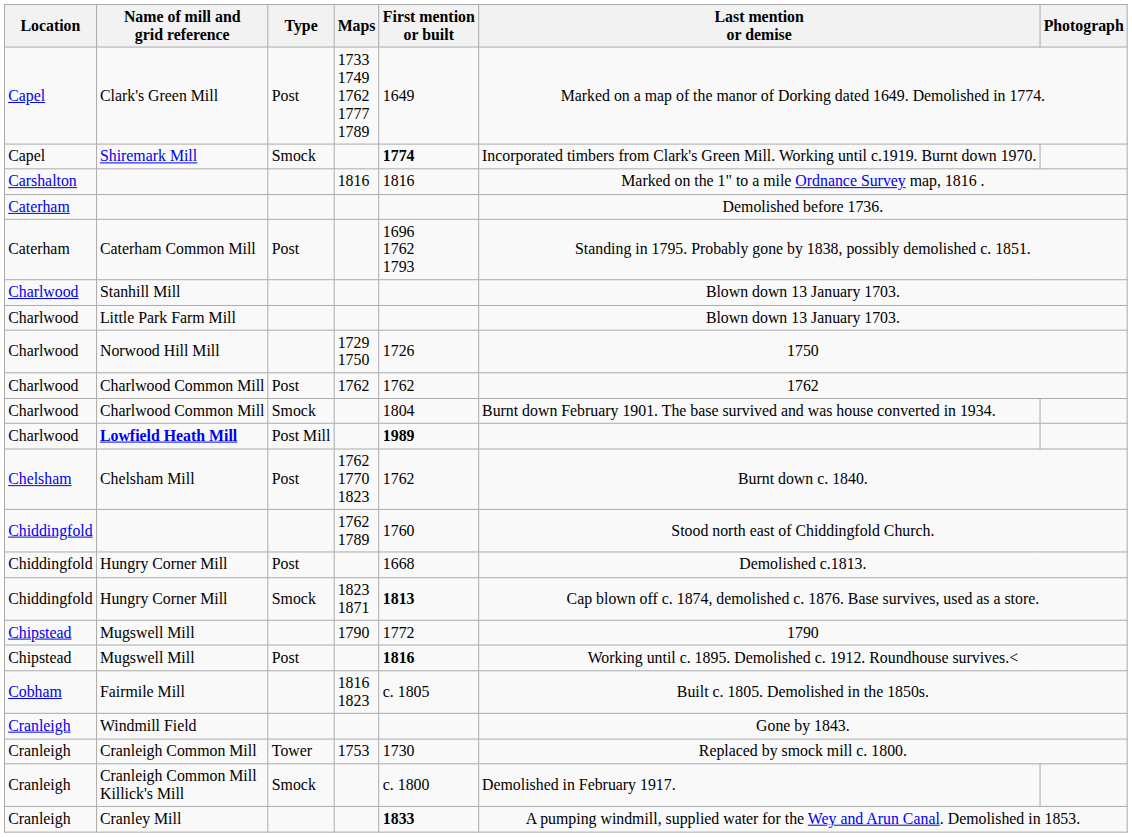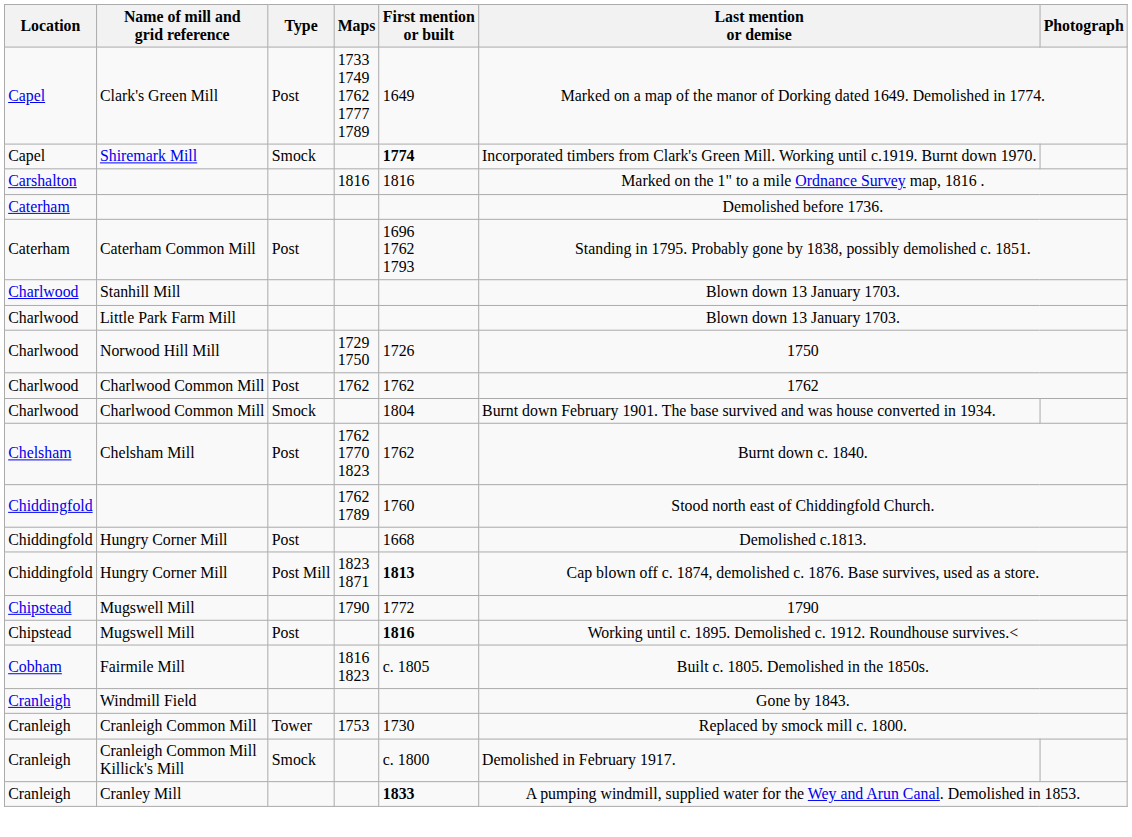- row: (169, 435)
(294, 598) Smock -> (301, 573) Post Mill
